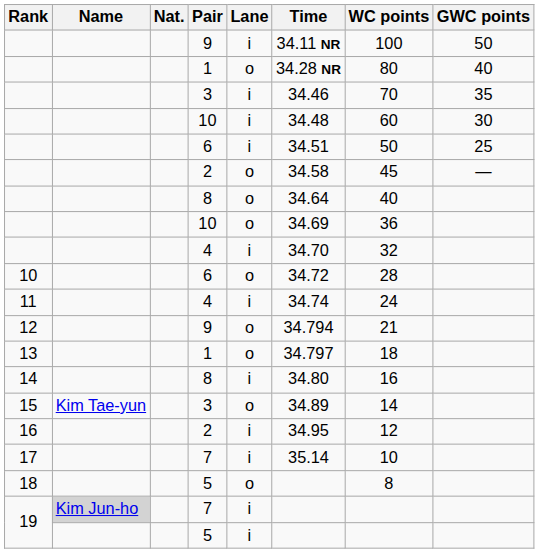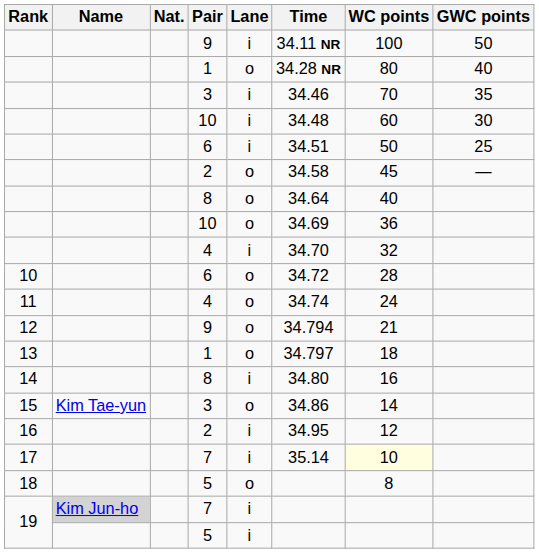(249, 302) i -> (249, 302) o
(308, 405) 34.89 -> (308, 405) 34.86
(389, 457) no background -> (389, 457) lightyellow background
